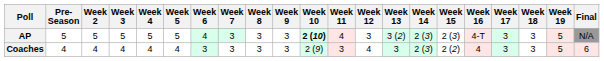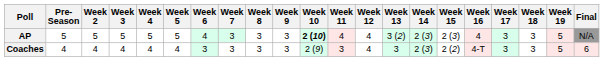(369, 36) 3 -> (369, 36) 4
(478, 36) 4-T -> (478, 36) 4
(478, 50) 4 -> (478, 50) 4-T
